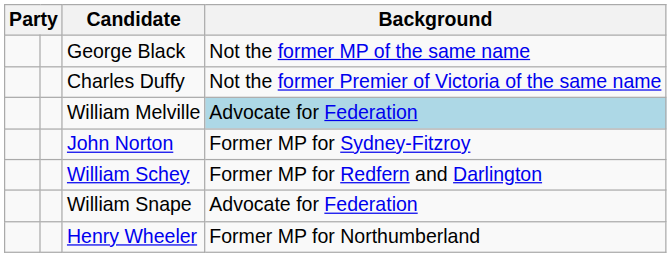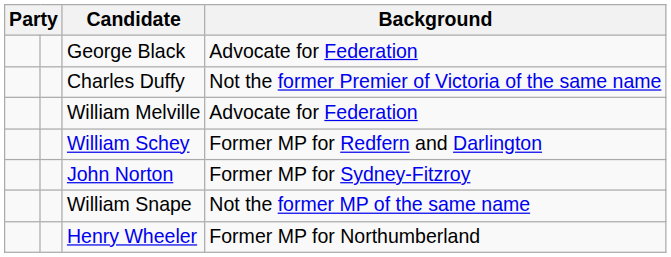(370, 50) Not the former MP of the same name -> (314, 50) Advocate for Federation
(314, 112) lightblue background -> (314, 112) no background
rows swapped: (120, 143) <-> (128, 174)
(314, 205) Advocate for Federation -> (370, 205) Not the former MP of the same name
